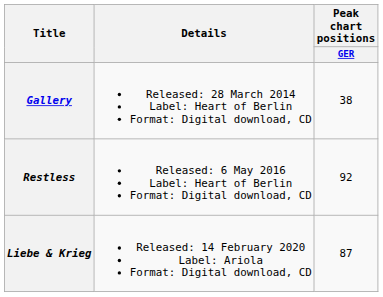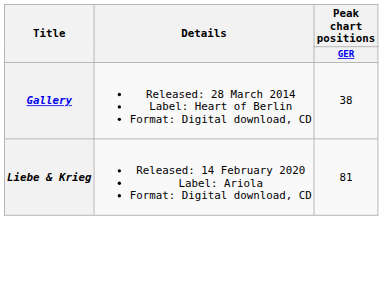- row: (49, 177)
(346, 253) 87 -> (346, 177) 81
